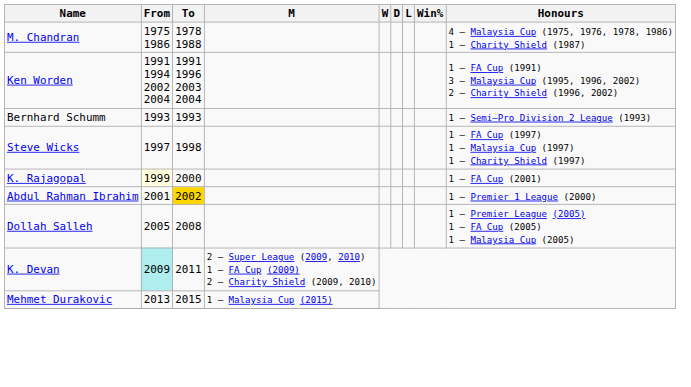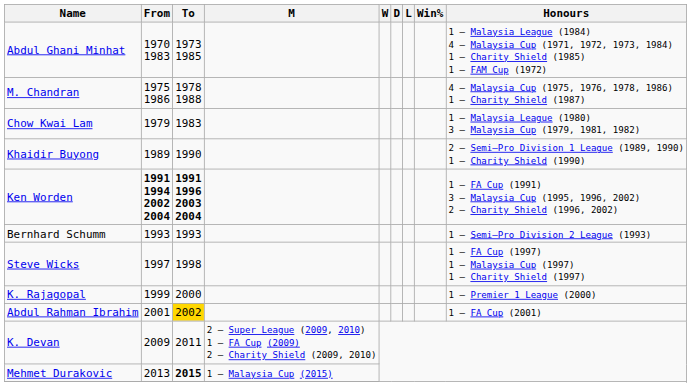+ row: (66, 50)
+ row: (50, 123)
+ row: (53, 154)
(157, 80) normal -> (157, 197) bold
(188, 80) normal -> (188, 197) bold
(157, 178) lightyellow background -> (157, 294) no background
(495, 179) 1 – FA Cup (2001) -> (522, 295) 1 – Premier 1 League (2000)
(522, 197) 1 – Premier 1 League (2000) -> (495, 313) 1 – FA Cup (2001)
- row: (50, 226)
(157, 269) paleturquoise background -> (157, 342) no background
(188, 299) normal -> (188, 373) bold
